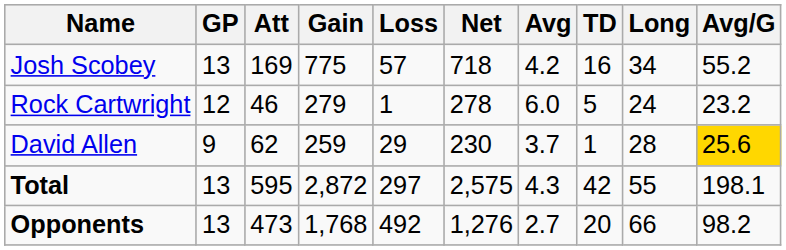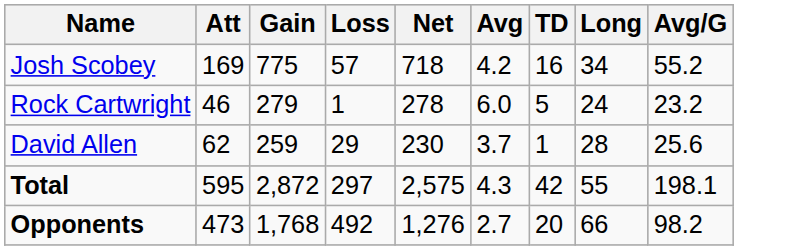- column: (220, 24)
(726, 144) gold background -> (678, 144) no background
